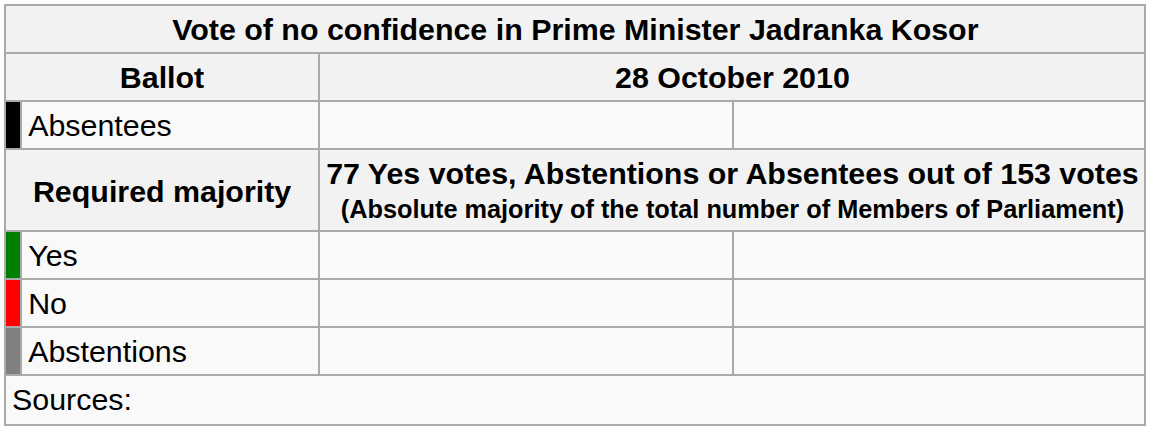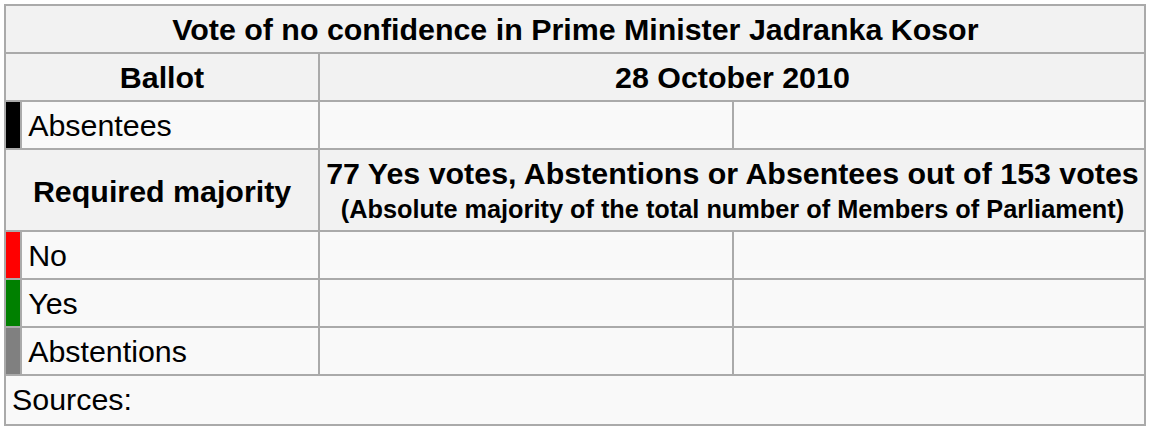rows swapped: (53, 256) <-> (48, 304)
